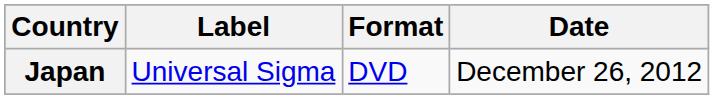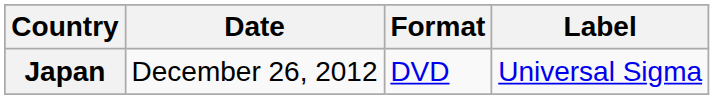columns swapped: (579, 26) <-> (233, 26)
